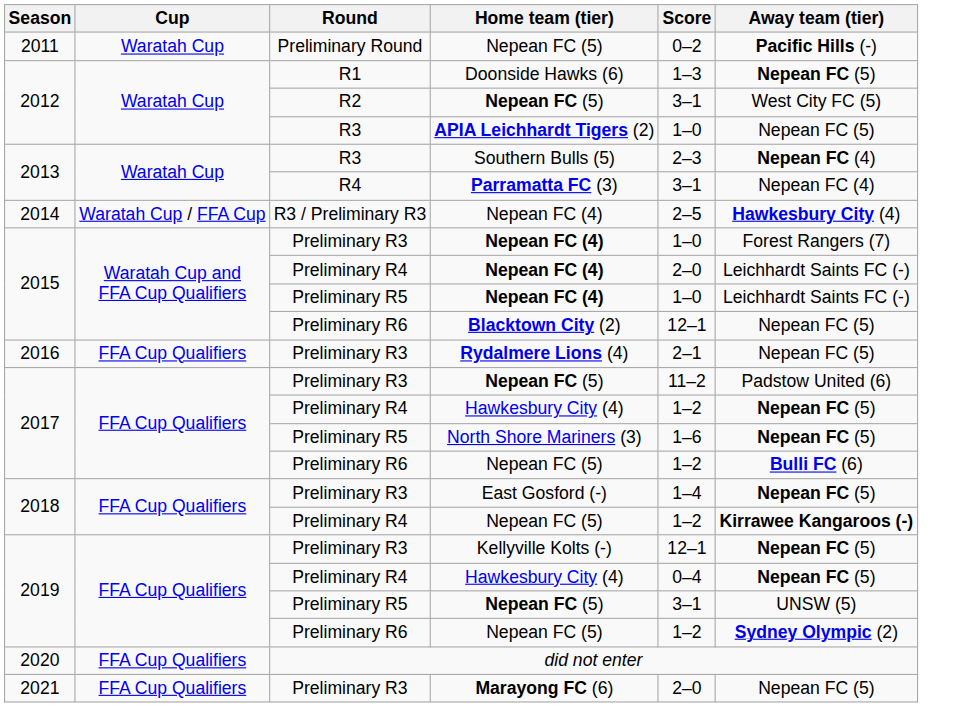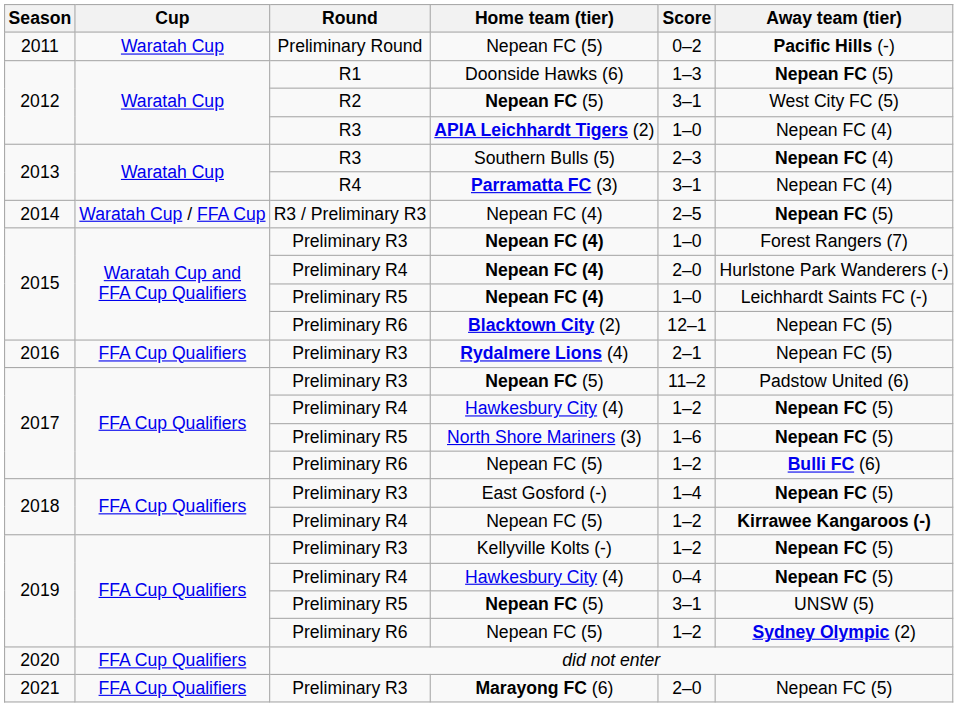(816, 130) Nepean FC (5) -> (834, 130) Nepean FC (4)
(816, 213) Hawkesbury City (4) -> (834, 213) Nepean FC (5)
(816, 269) Leichhardt Saints FC (-) -> (834, 269) Hurlstone Park Wanderers (-)
(687, 548) 12–1 -> (687, 548) 1–2
